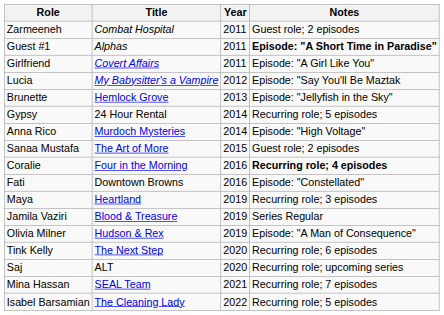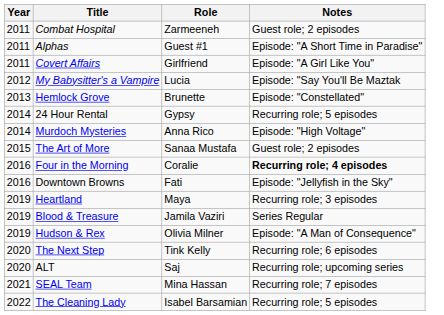columns swapped: (235, 13) <-> (48, 13)
(344, 47) bold -> (337, 47) normal
(322, 98) Episode: "Jellyfish in the Sky" -> (308, 98) Episode: "Constellated"
(308, 183) Episode: "Constellated" -> (322, 183) Episode: "Jellyfish in the Sky"
